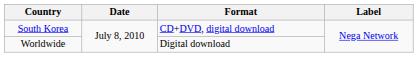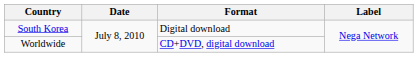(217, 28) CD+DVD, digital download -> (195, 28) Digital download
(195, 44) Digital download -> (217, 44) CD+DVD, digital download
